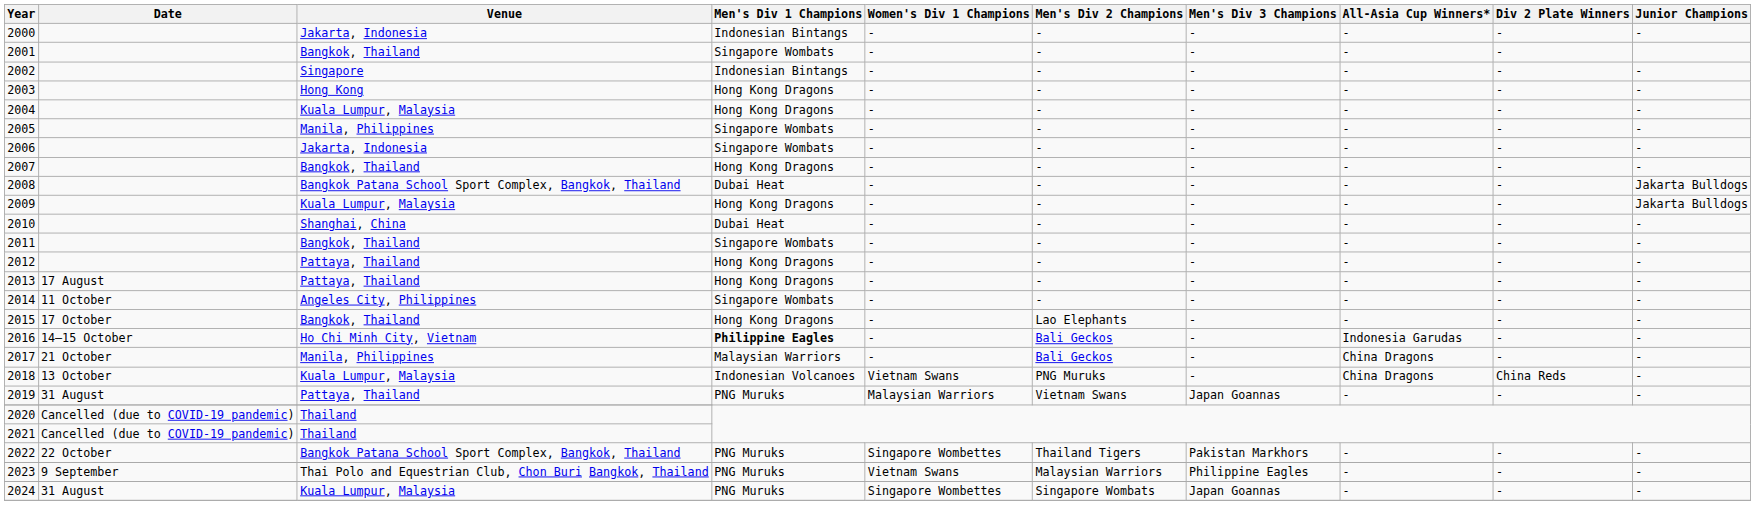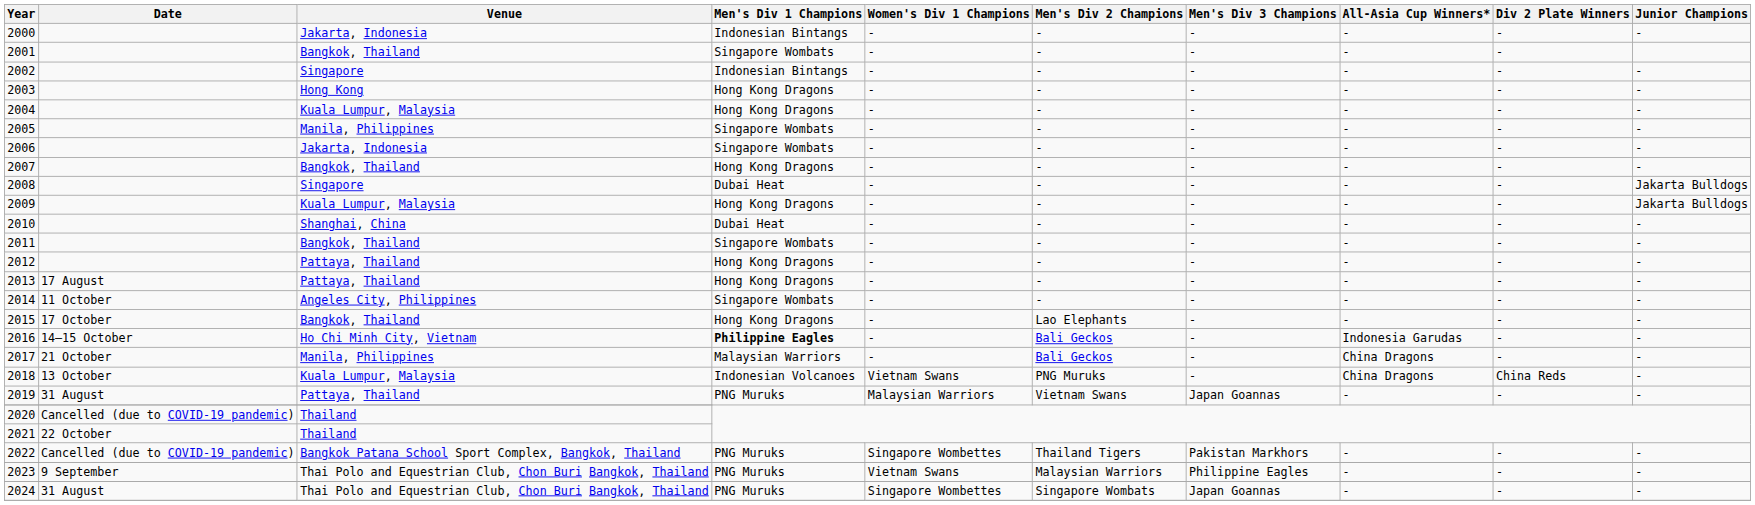(490, 186) Bangkok Patana School Sport Complex, Bangkok, Thailand -> (332, 186) Singapore
(168, 433) Cancelled (due to COVID-19 pandemic) -> (76, 433) 22 October
(76, 453) 22 October -> (168, 453) Cancelled (due to COVID-19 pandemic)
(378, 491) Kuala Lumpur, Malaysia -> (504, 491) Thai Polo and Equestrian Club, Chon Buri Bangkok, Thailand
